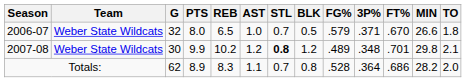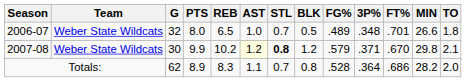(339, 31) .579 -> (339, 31) .489
(369, 31) .371 -> (369, 31) .348
(398, 31) .670 -> (398, 31) .701
(254, 49) no background -> (254, 49) lightyellow background
(339, 49) .489 -> (339, 49) .579
(369, 49) .348 -> (369, 49) .371
(398, 49) .701 -> (398, 49) .670
